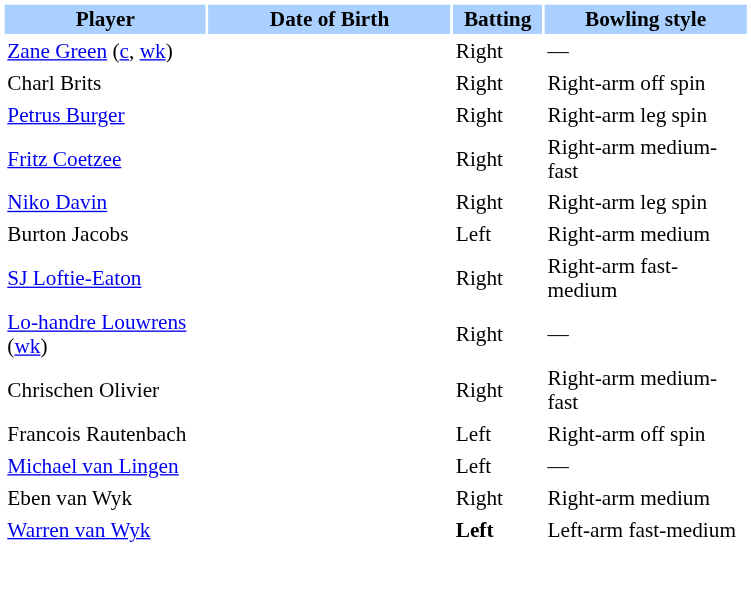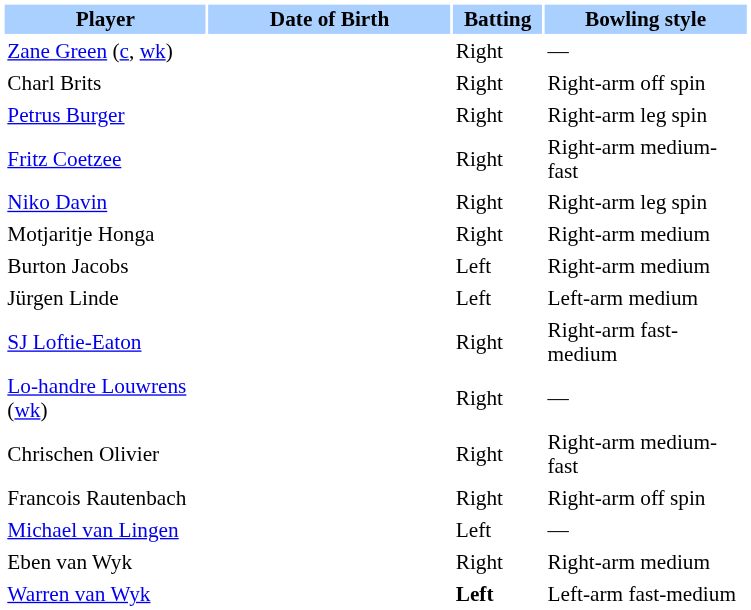+ row: (81, 234)
+ row: (63, 298)
(473, 434) Left -> (479, 497) Right
